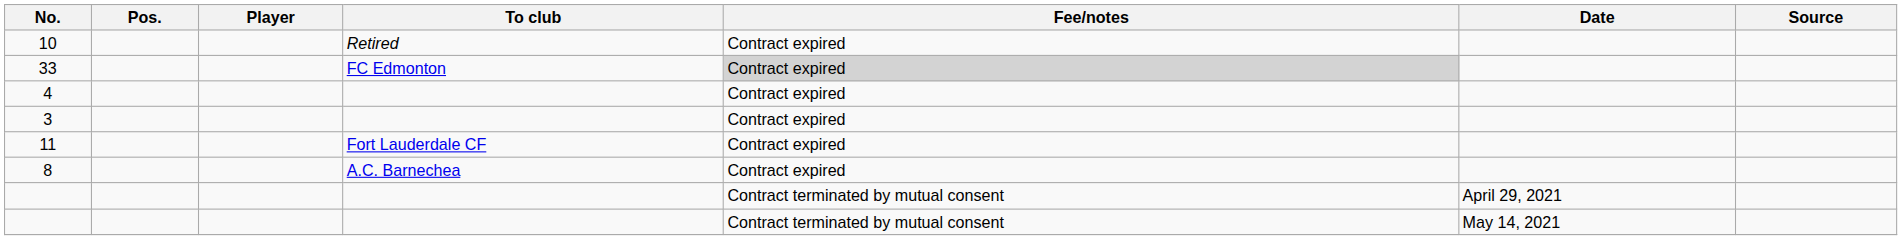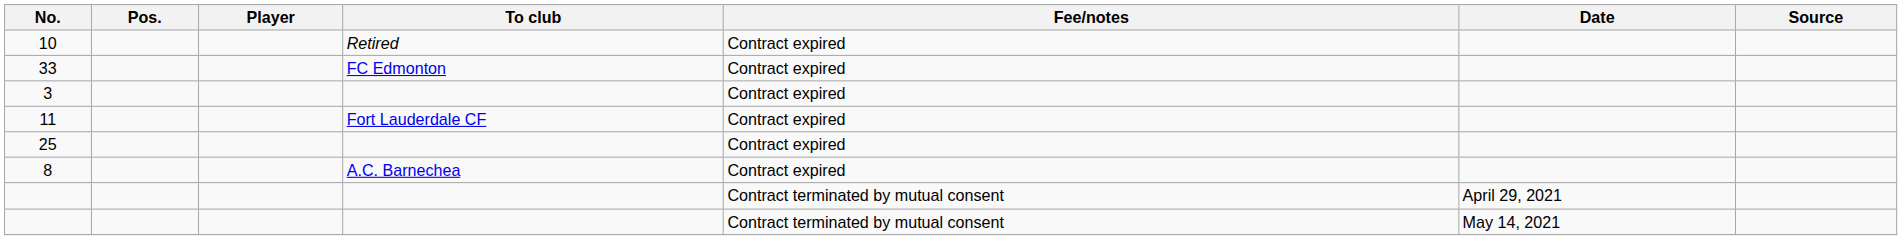(787, 68) lightgrey background -> (787, 68) no background
- row: (48, 94)
+ row: (48, 145)
